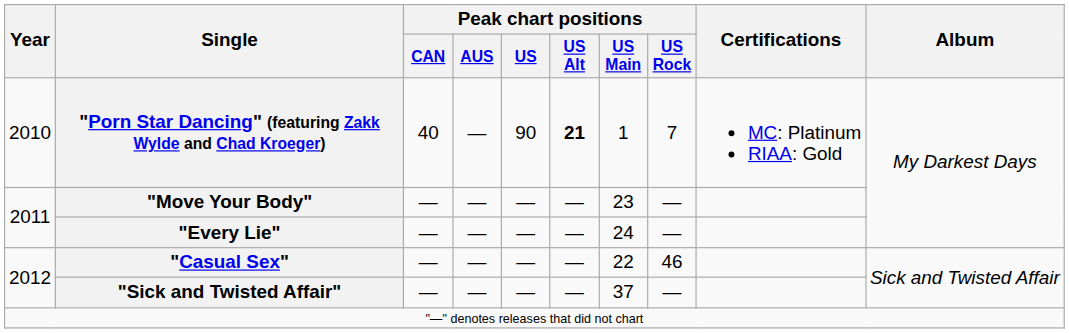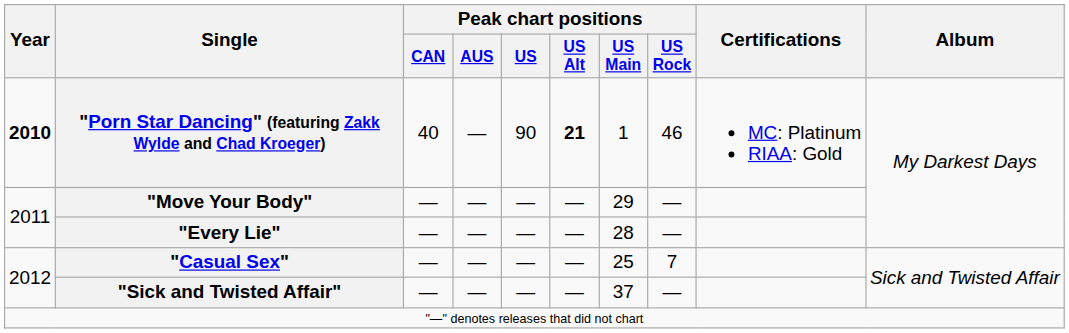(30, 132) normal -> (30, 132) bold
(672, 132) 7 -> (672, 132) 46
(623, 202) 23 -> (623, 202) 29
(623, 232) 24 -> (623, 232) 28
(623, 262) 22 -> (623, 262) 25
(672, 262) 46 -> (672, 262) 7
